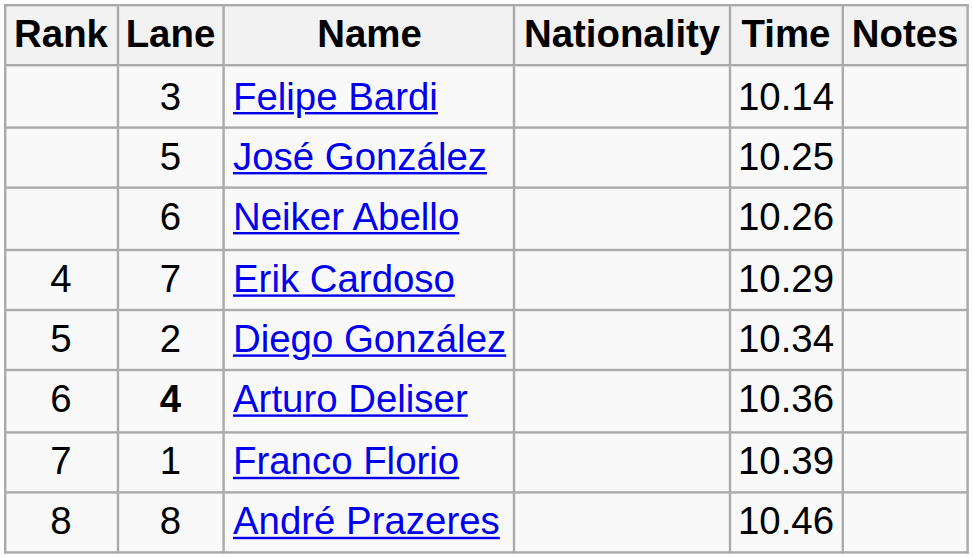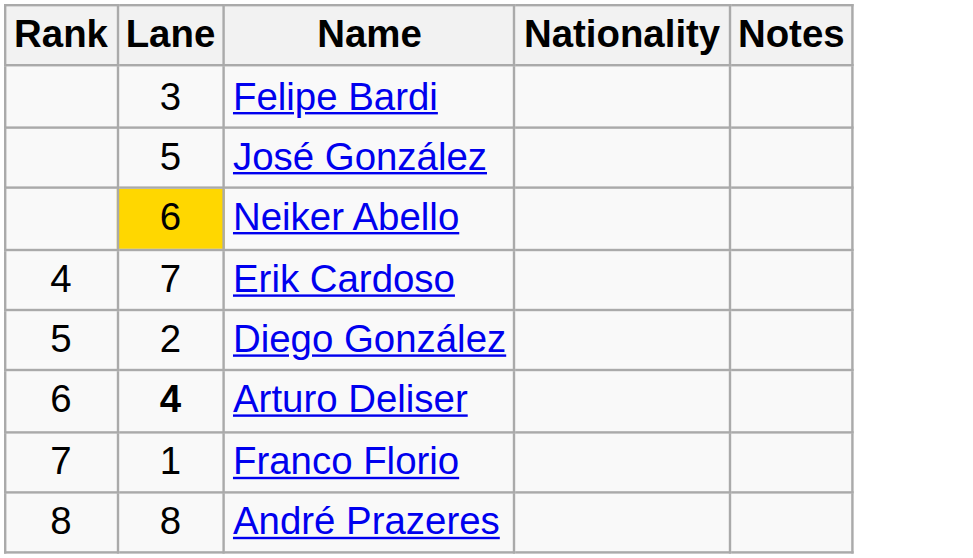- column: (786, 34)
(170, 217) no background -> (170, 217) gold background
